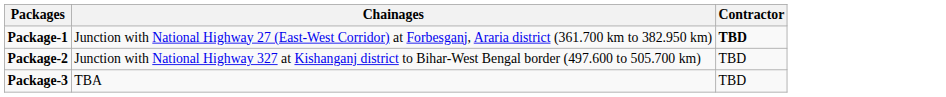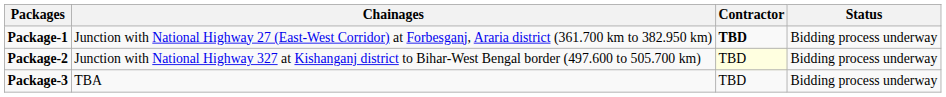+ column: (864, 15)
(732, 59) no background -> (732, 59) lightyellow background
